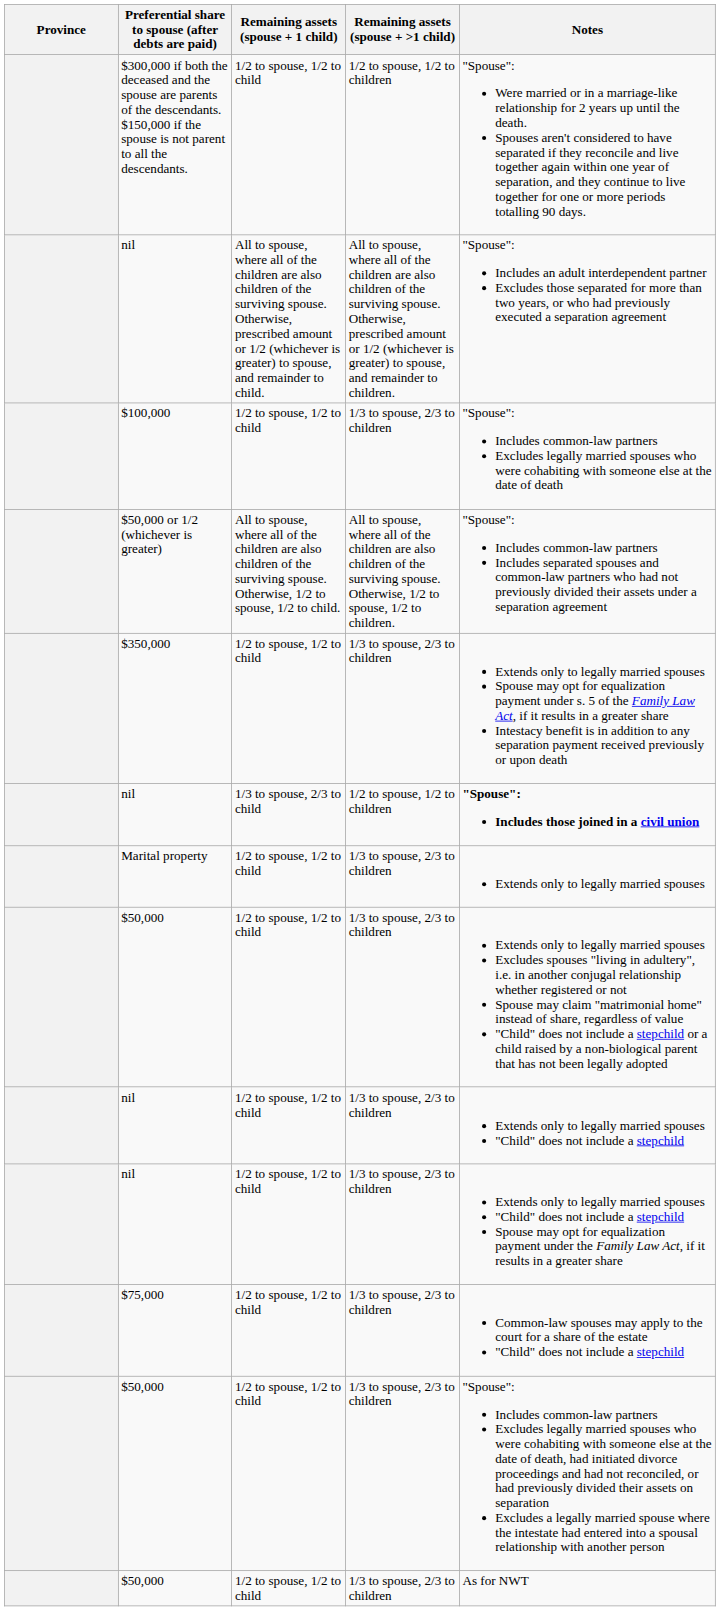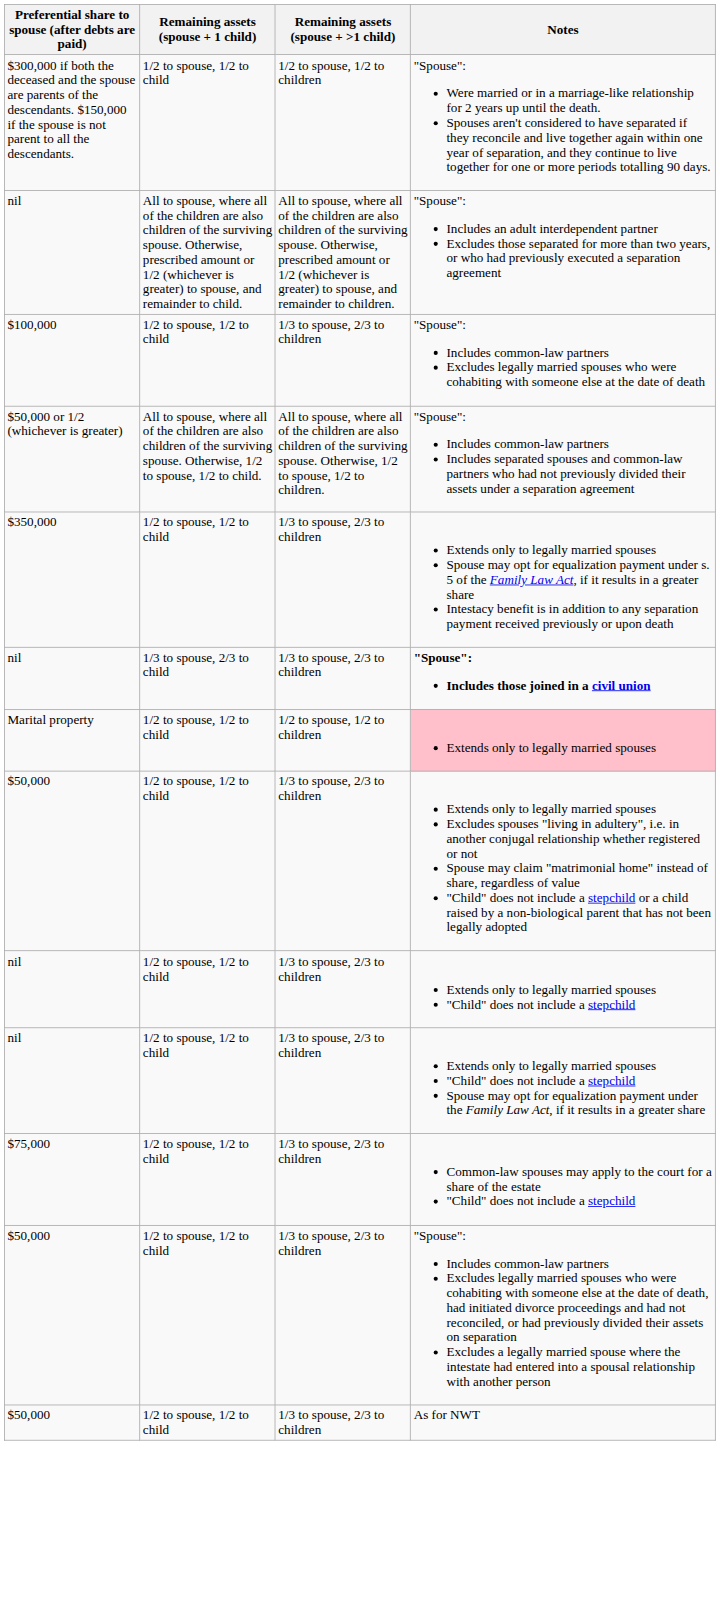- column: (61, 29)
(402, 801) 1/2 to spouse, 1/2 to children -> (331, 665) 1/3 to spouse, 2/3 to children
(402, 863) 1/3 to spouse, 2/3 to children -> (331, 727) 1/2 to spouse, 1/2 to children
(587, 884) no background -> (563, 748) pink background
